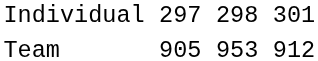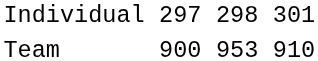(180, 50) 905 -> (180, 50) 900
(294, 50) 912 -> (294, 50) 910
